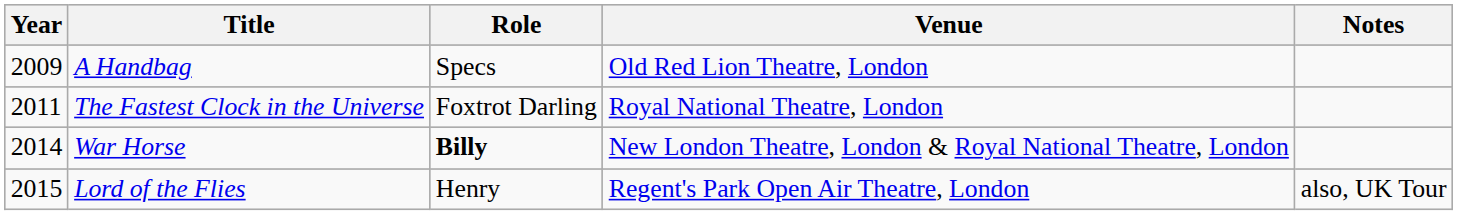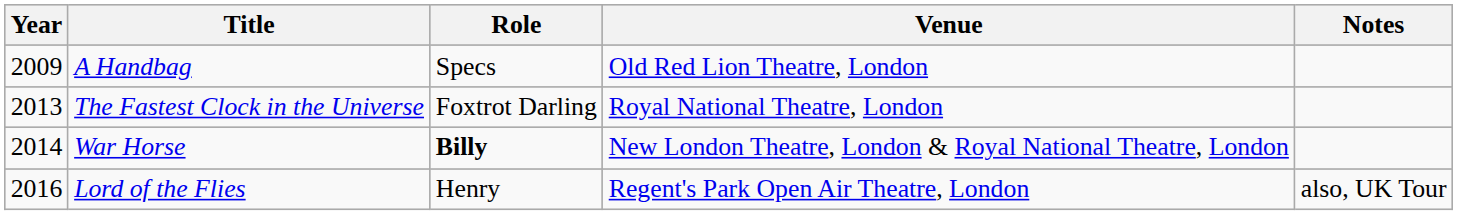(36, 106) 2011 -> (37, 106) 2013
(37, 188) 2015 -> (37, 188) 2016
